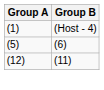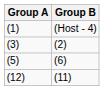+ row: (13, 45)
